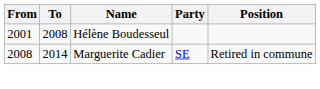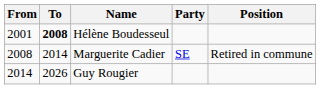(55, 34) normal -> (55, 34) bold
+ row: (106, 73)
